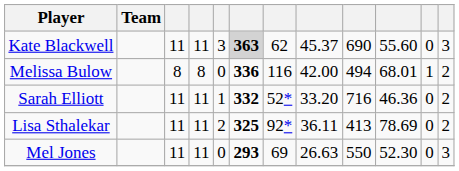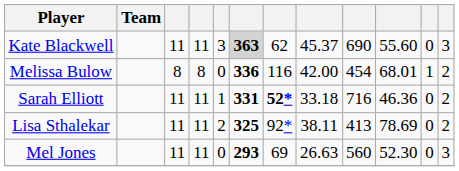(359, 71) 494 -> (359, 71) 454
(246, 98) 332 -> (246, 98) 331
(280, 98) normal -> (280, 98) bold
(319, 98) 33.20 -> (319, 98) 33.18
(319, 125) 36.11 -> (319, 125) 38.11
(359, 152) 550 -> (359, 152) 560
